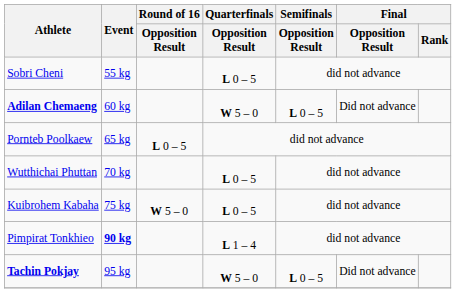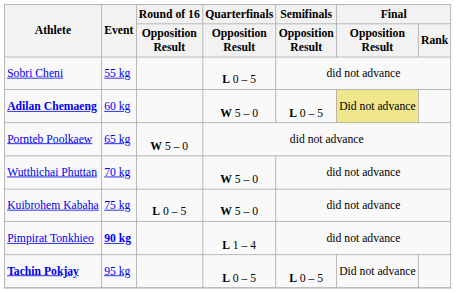(377, 106) no background -> (377, 106) khaki background
(169, 146) L 0 – 5 -> (169, 146) W 5 – 0
(239, 179) L 0 – 5 -> (239, 179) W 5 – 0
(169, 212) W 5 – 0 -> (169, 212) L 0 – 5
(239, 212) L 0 – 5 -> (239, 212) W 5 – 0
(239, 278) W 5 – 0 -> (239, 278) L 0 – 5
